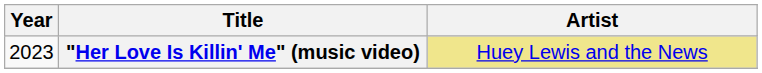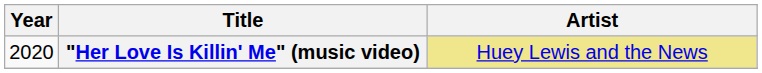(31, 52) 2023 -> (31, 52) 2020
